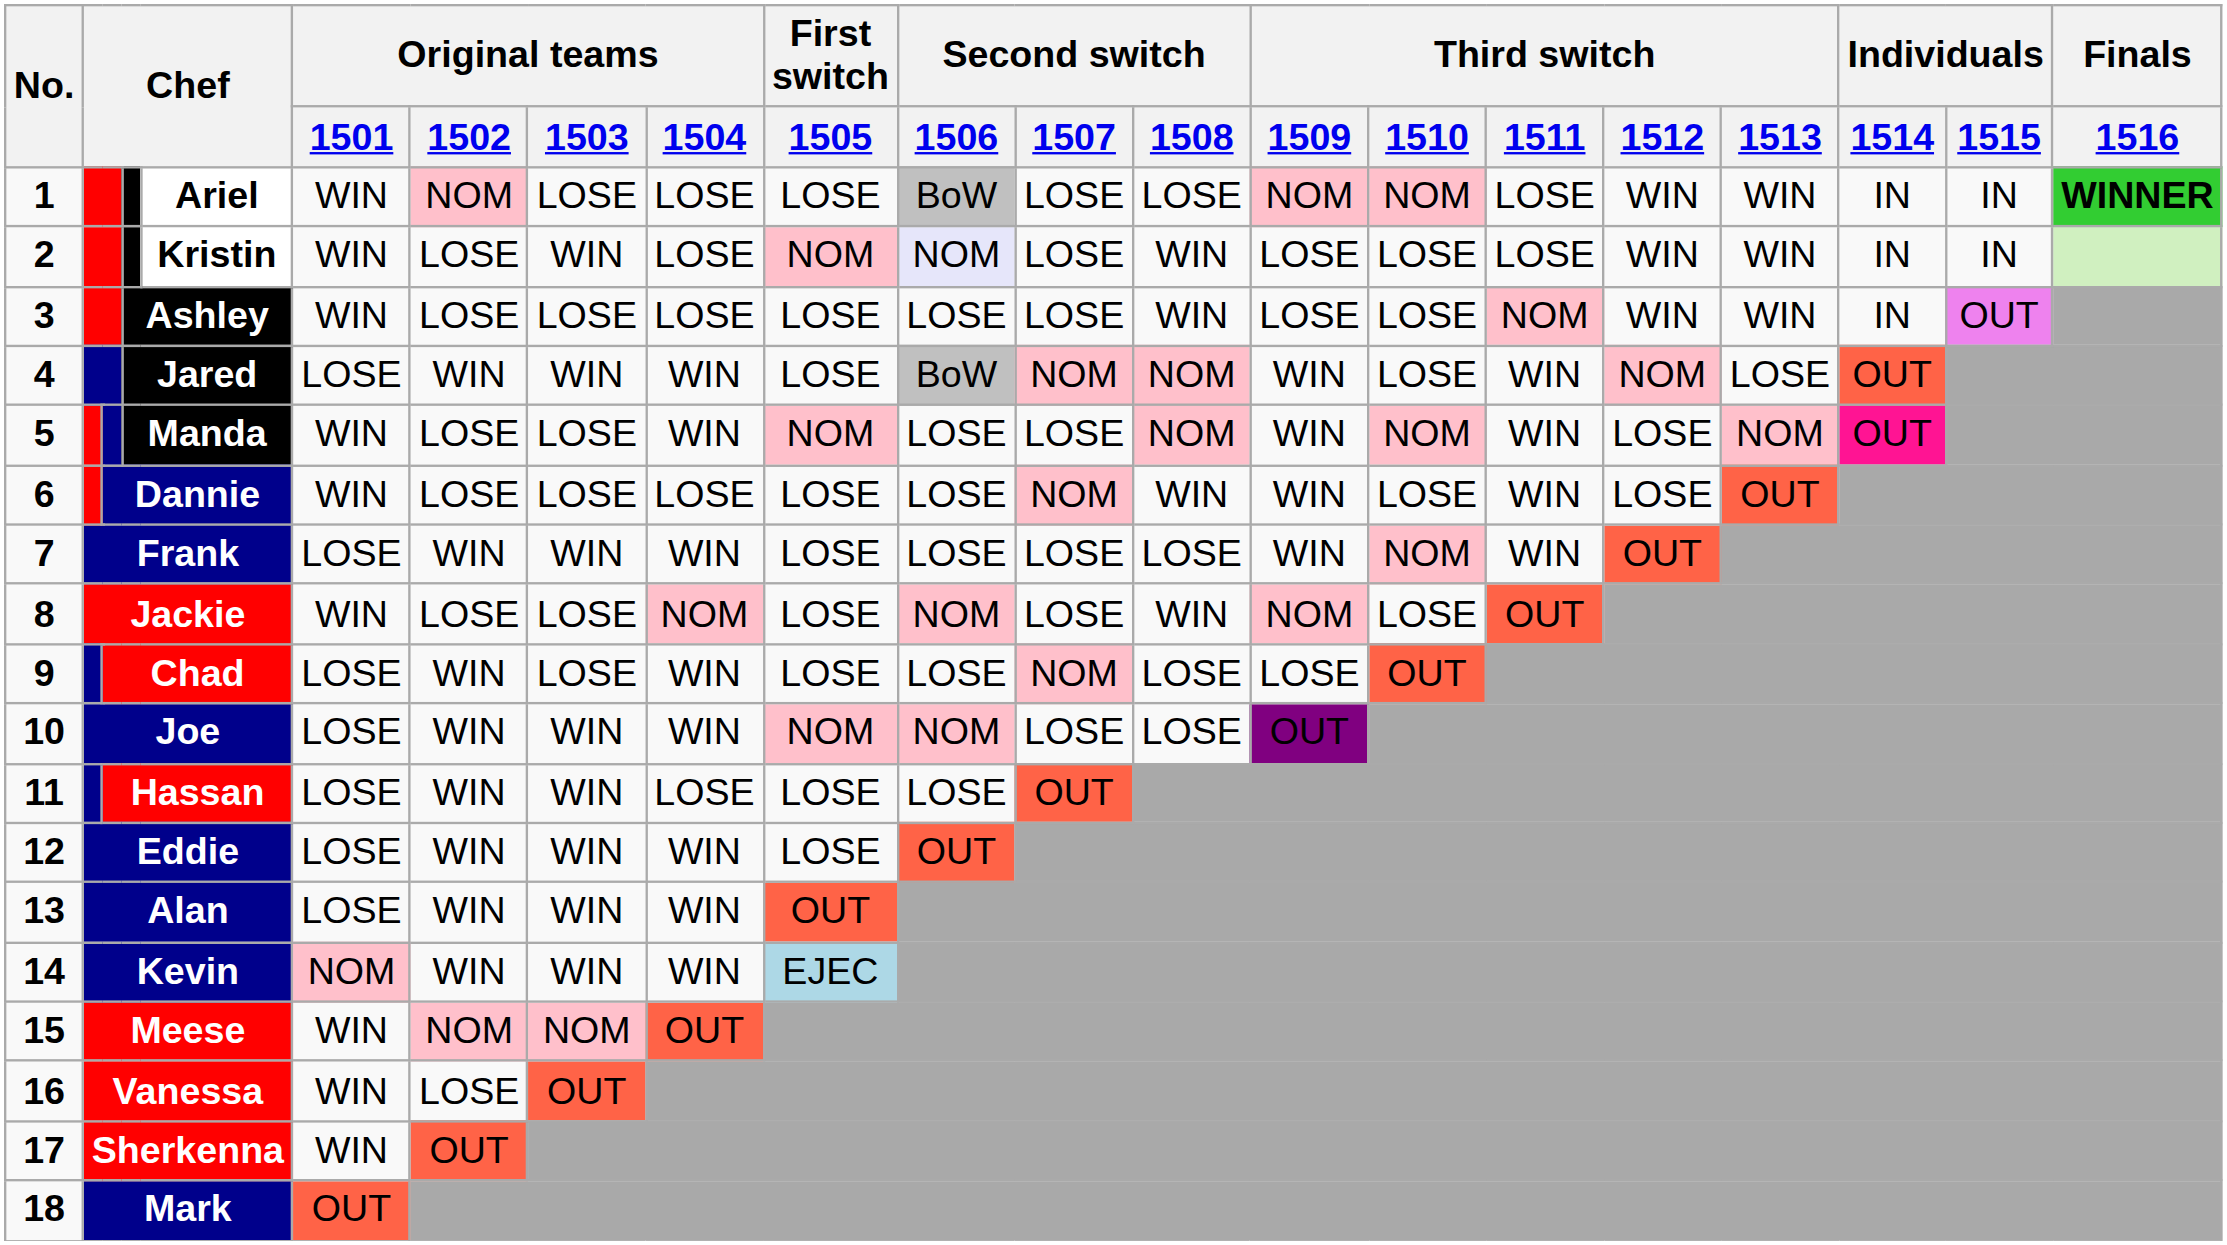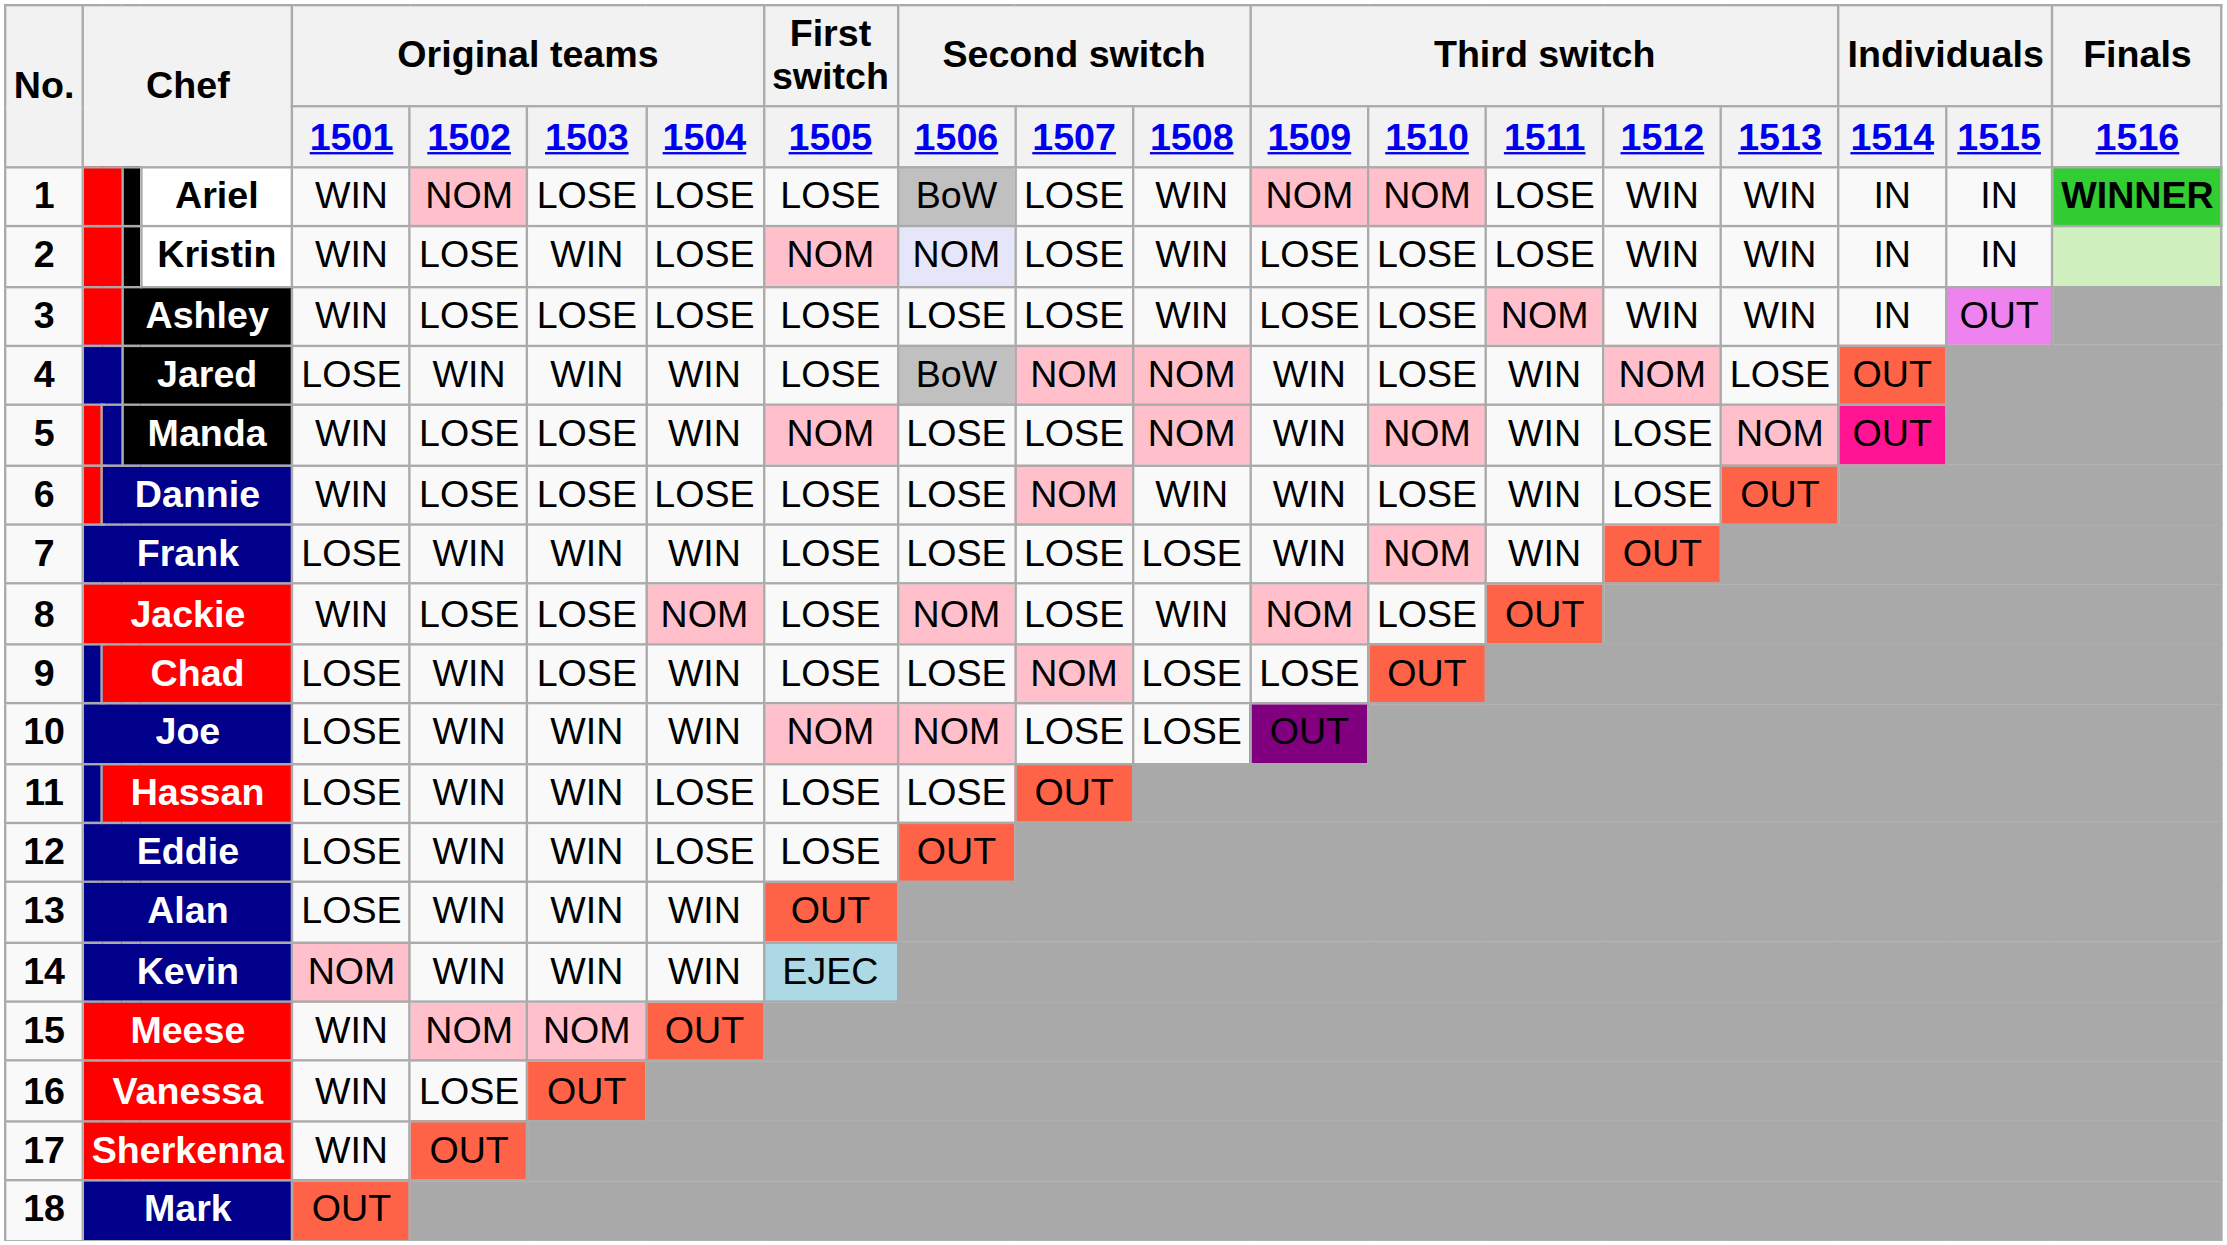(1192, 195) LOSE -> (1192, 195) WIN
(704, 851) WIN -> (704, 851) LOSE
